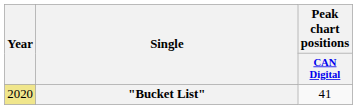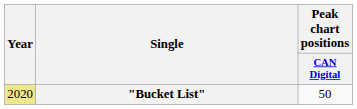(325, 94) 41 -> (325, 94) 50
